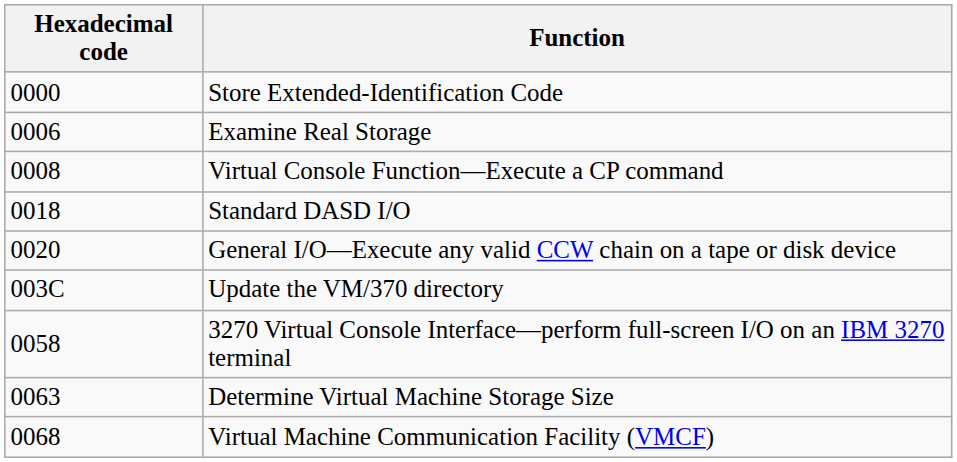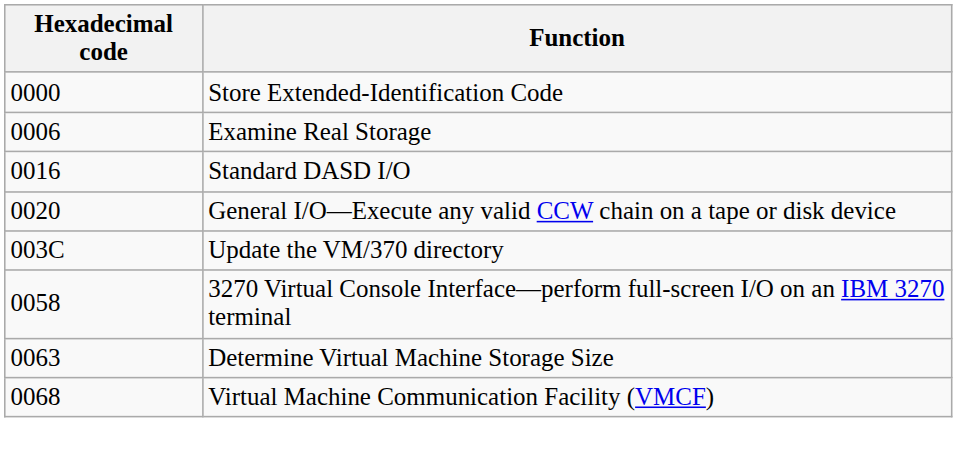- row: (466, 171)
(35, 210) 0018 -> (35, 171) 0016
